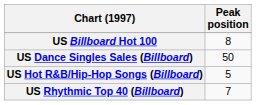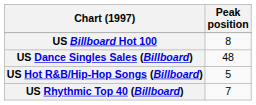(228, 58) 50 -> (228, 58) 48
